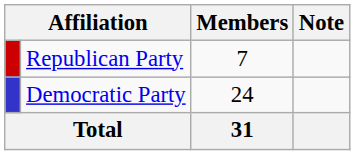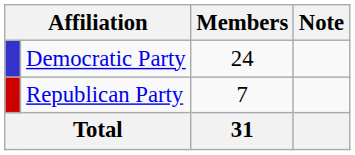rows swapped: (106, 94) <-> (105, 58)
